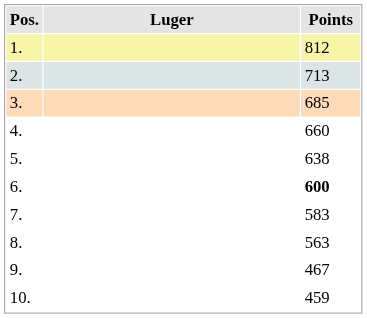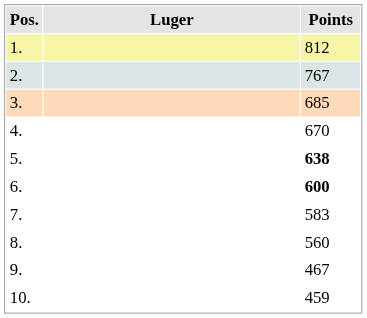(317, 75) 713 -> (317, 75) 767
(317, 130) 660 -> (317, 130) 670
(317, 158) normal -> (317, 158) bold
(317, 242) 563 -> (317, 242) 560
